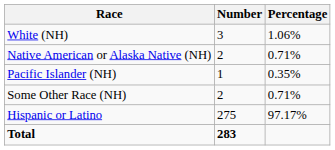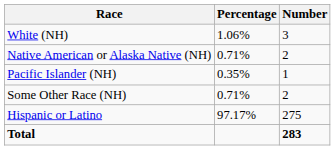columns swapped: (240, 14) <-> (298, 14)
